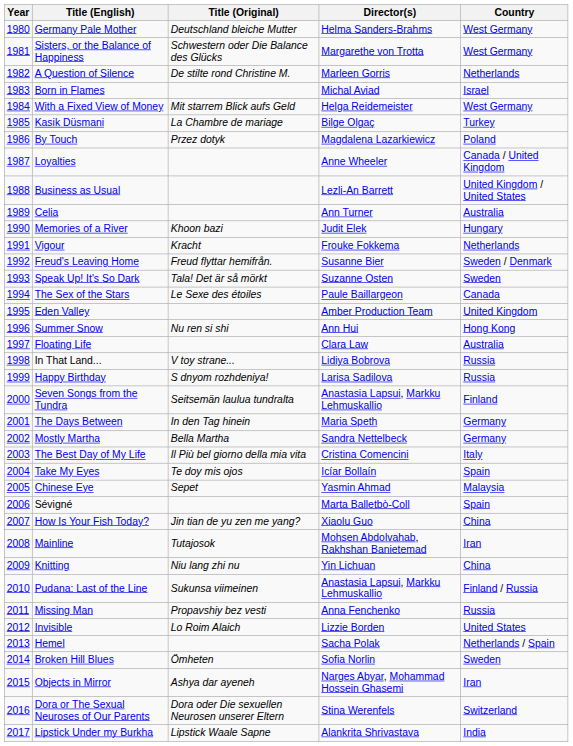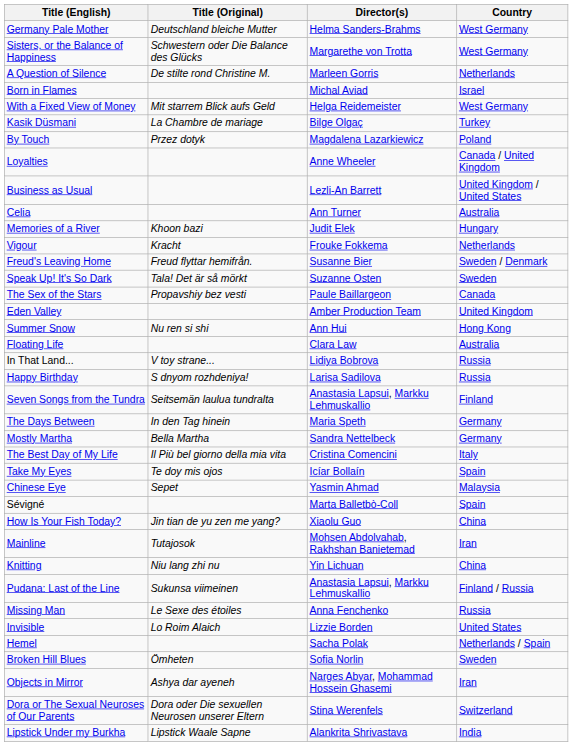- column: (18, 12)
(216, 295) Le Sexe des étoiles -> (198, 295) Propavshiy bez vesti
(218, 610) Propavshiy bez vesti -> (196, 610) Le Sexe des étoiles
